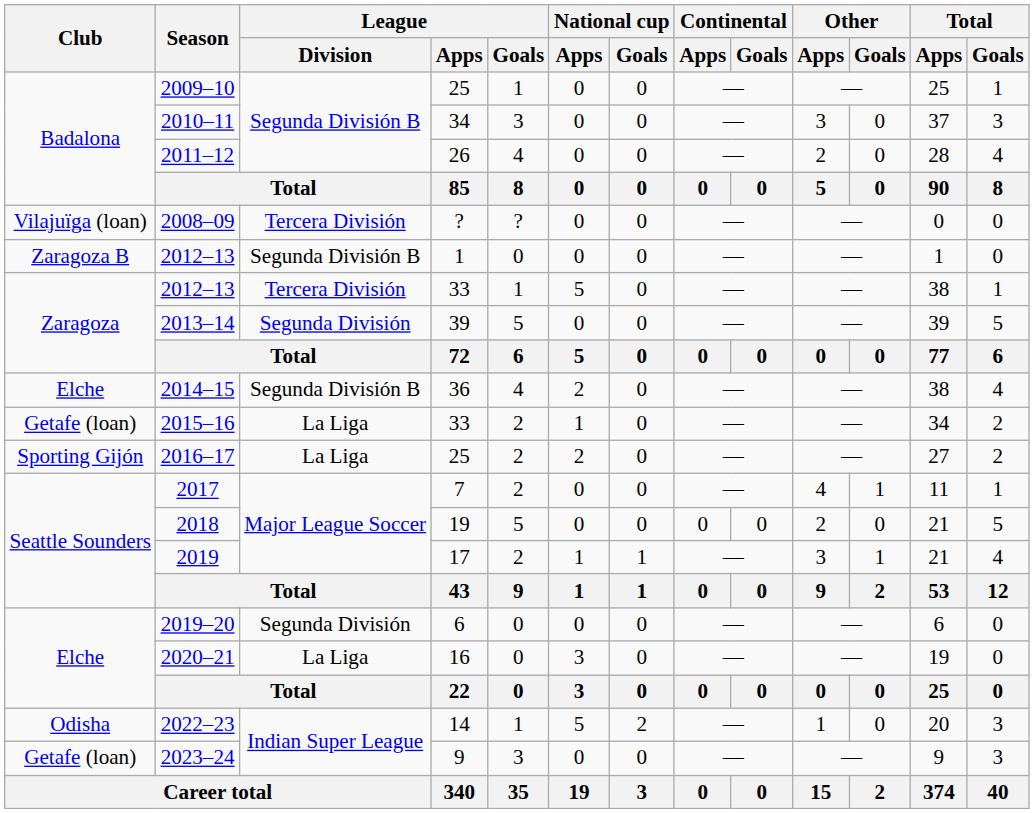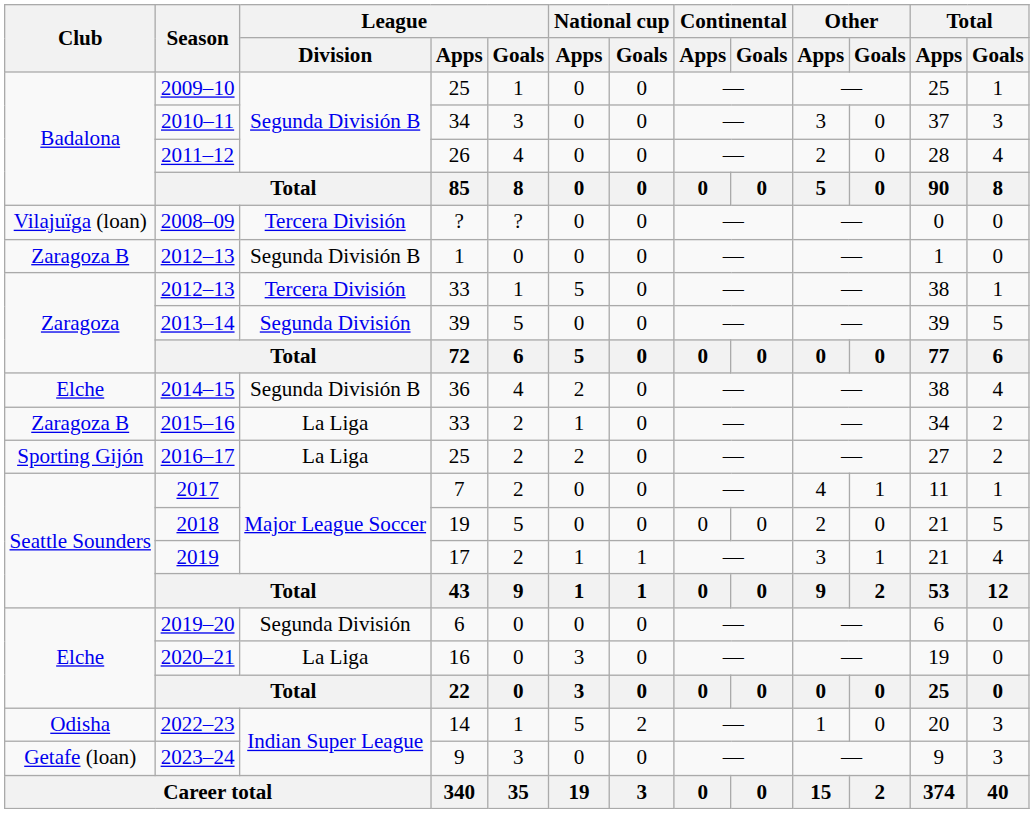(80, 423) Getafe (loan) -> (80, 423) Zaragoza B
